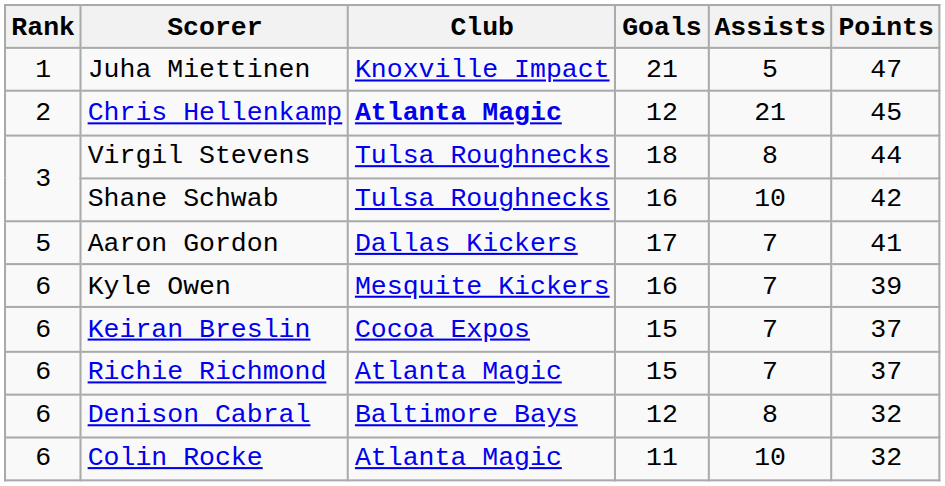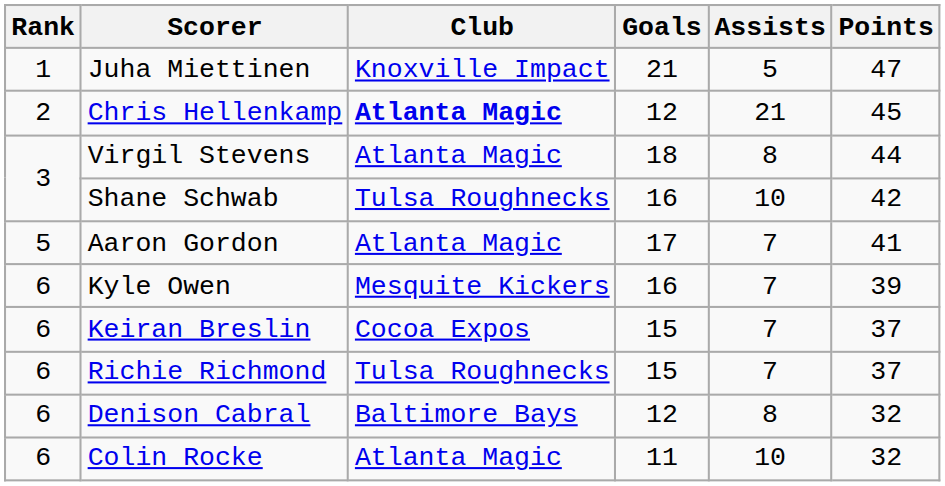(482, 156) Tulsa Roughnecks -> (458, 156) Atlanta Magic
(466, 243) Dallas Kickers -> (458, 243) Atlanta Magic
(458, 372) Atlanta Magic -> (482, 372) Tulsa Roughnecks
